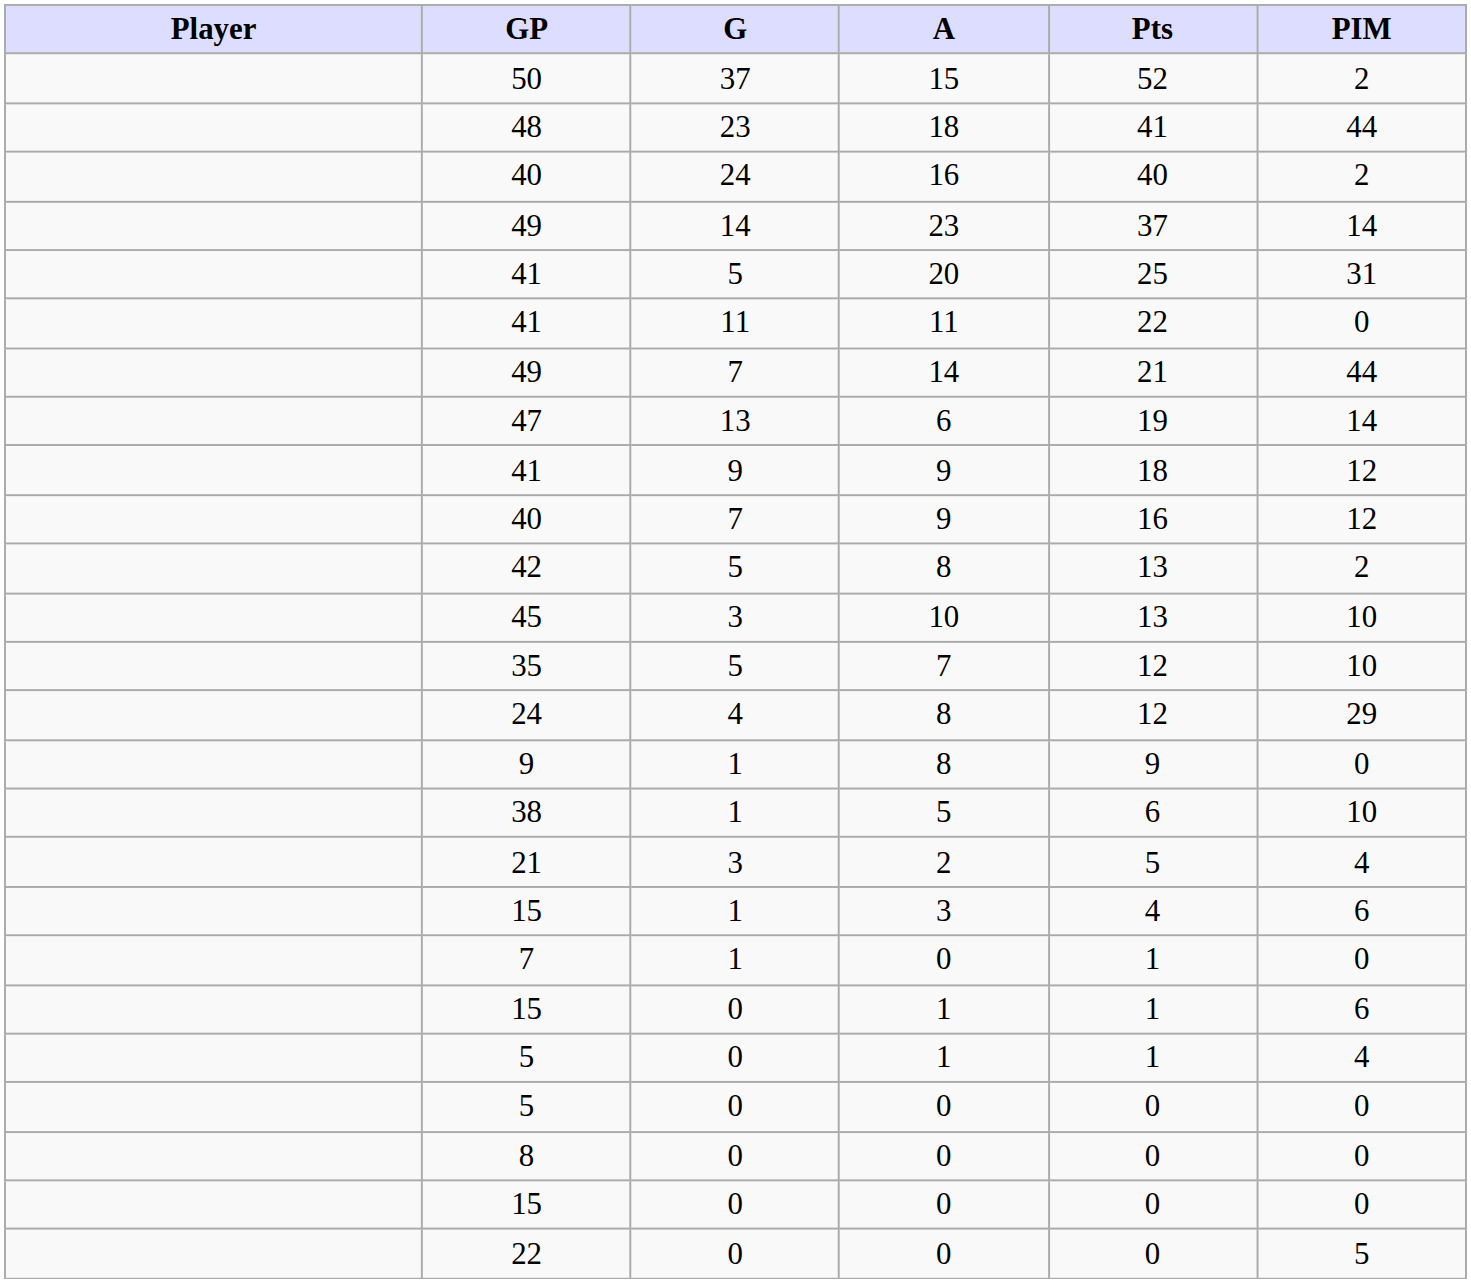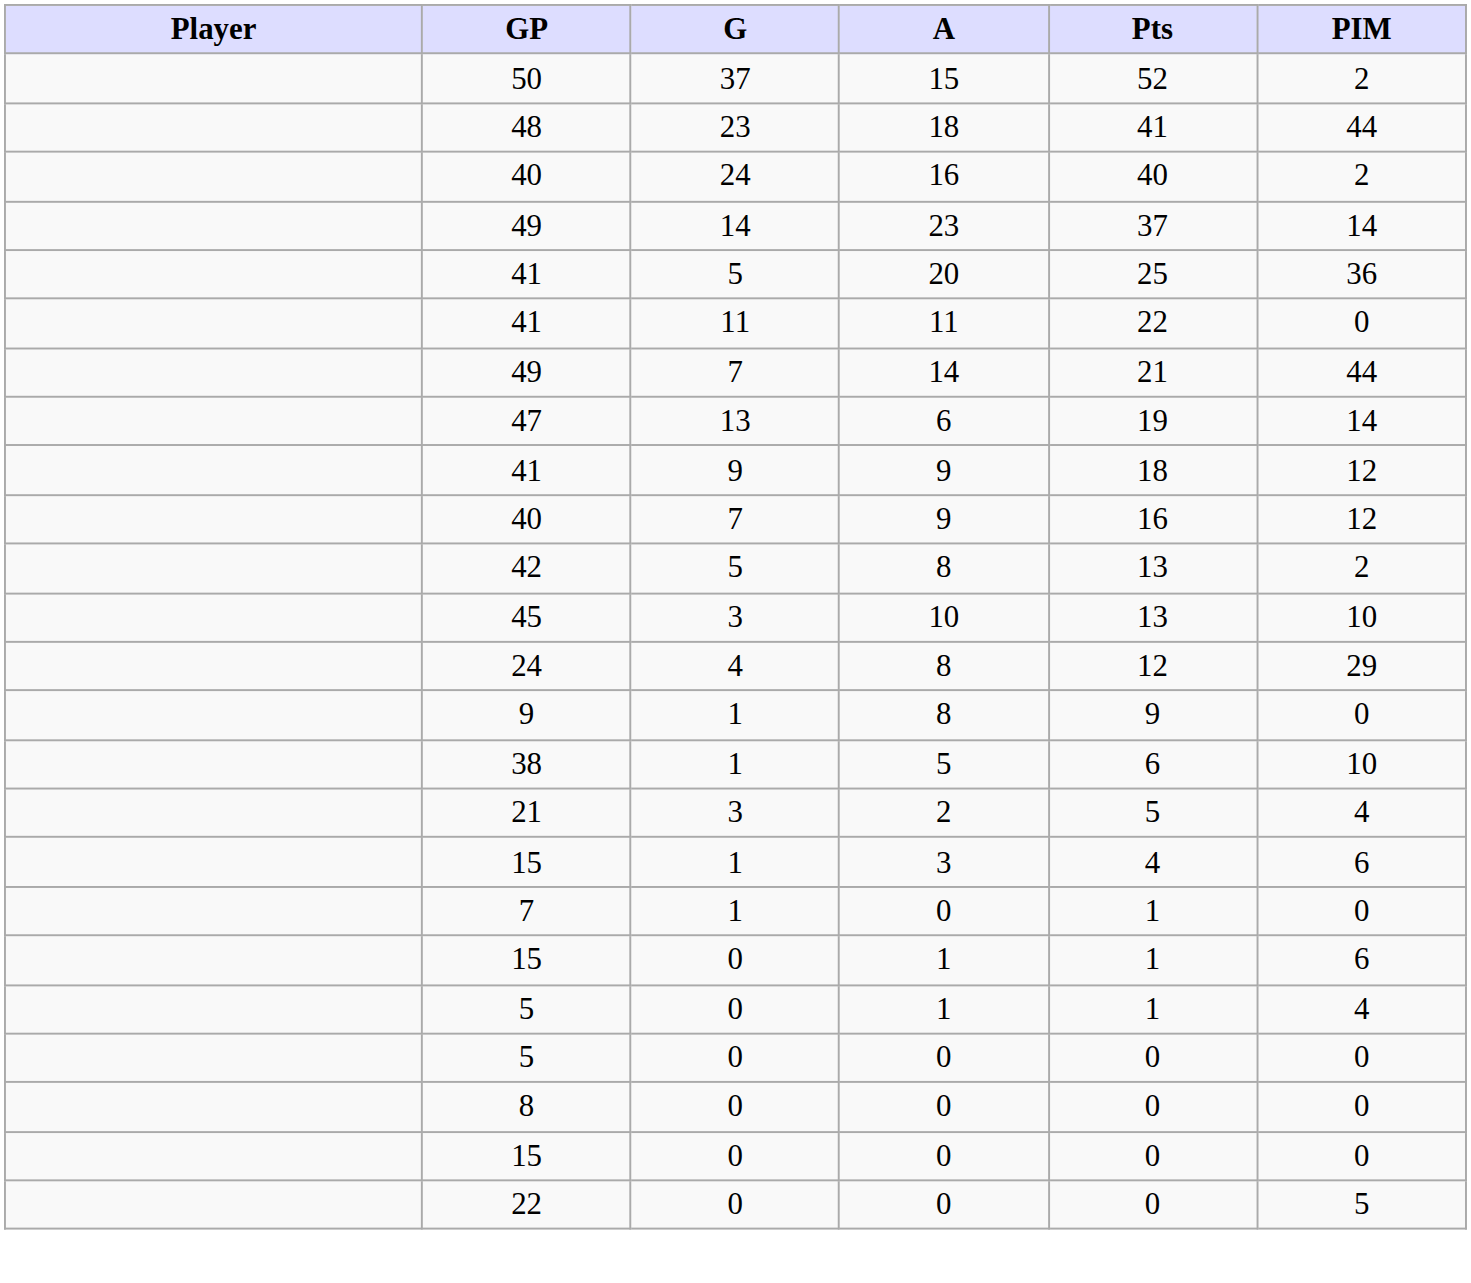(1362, 273) 31 -> (1362, 273) 36
- row: (527, 665)
